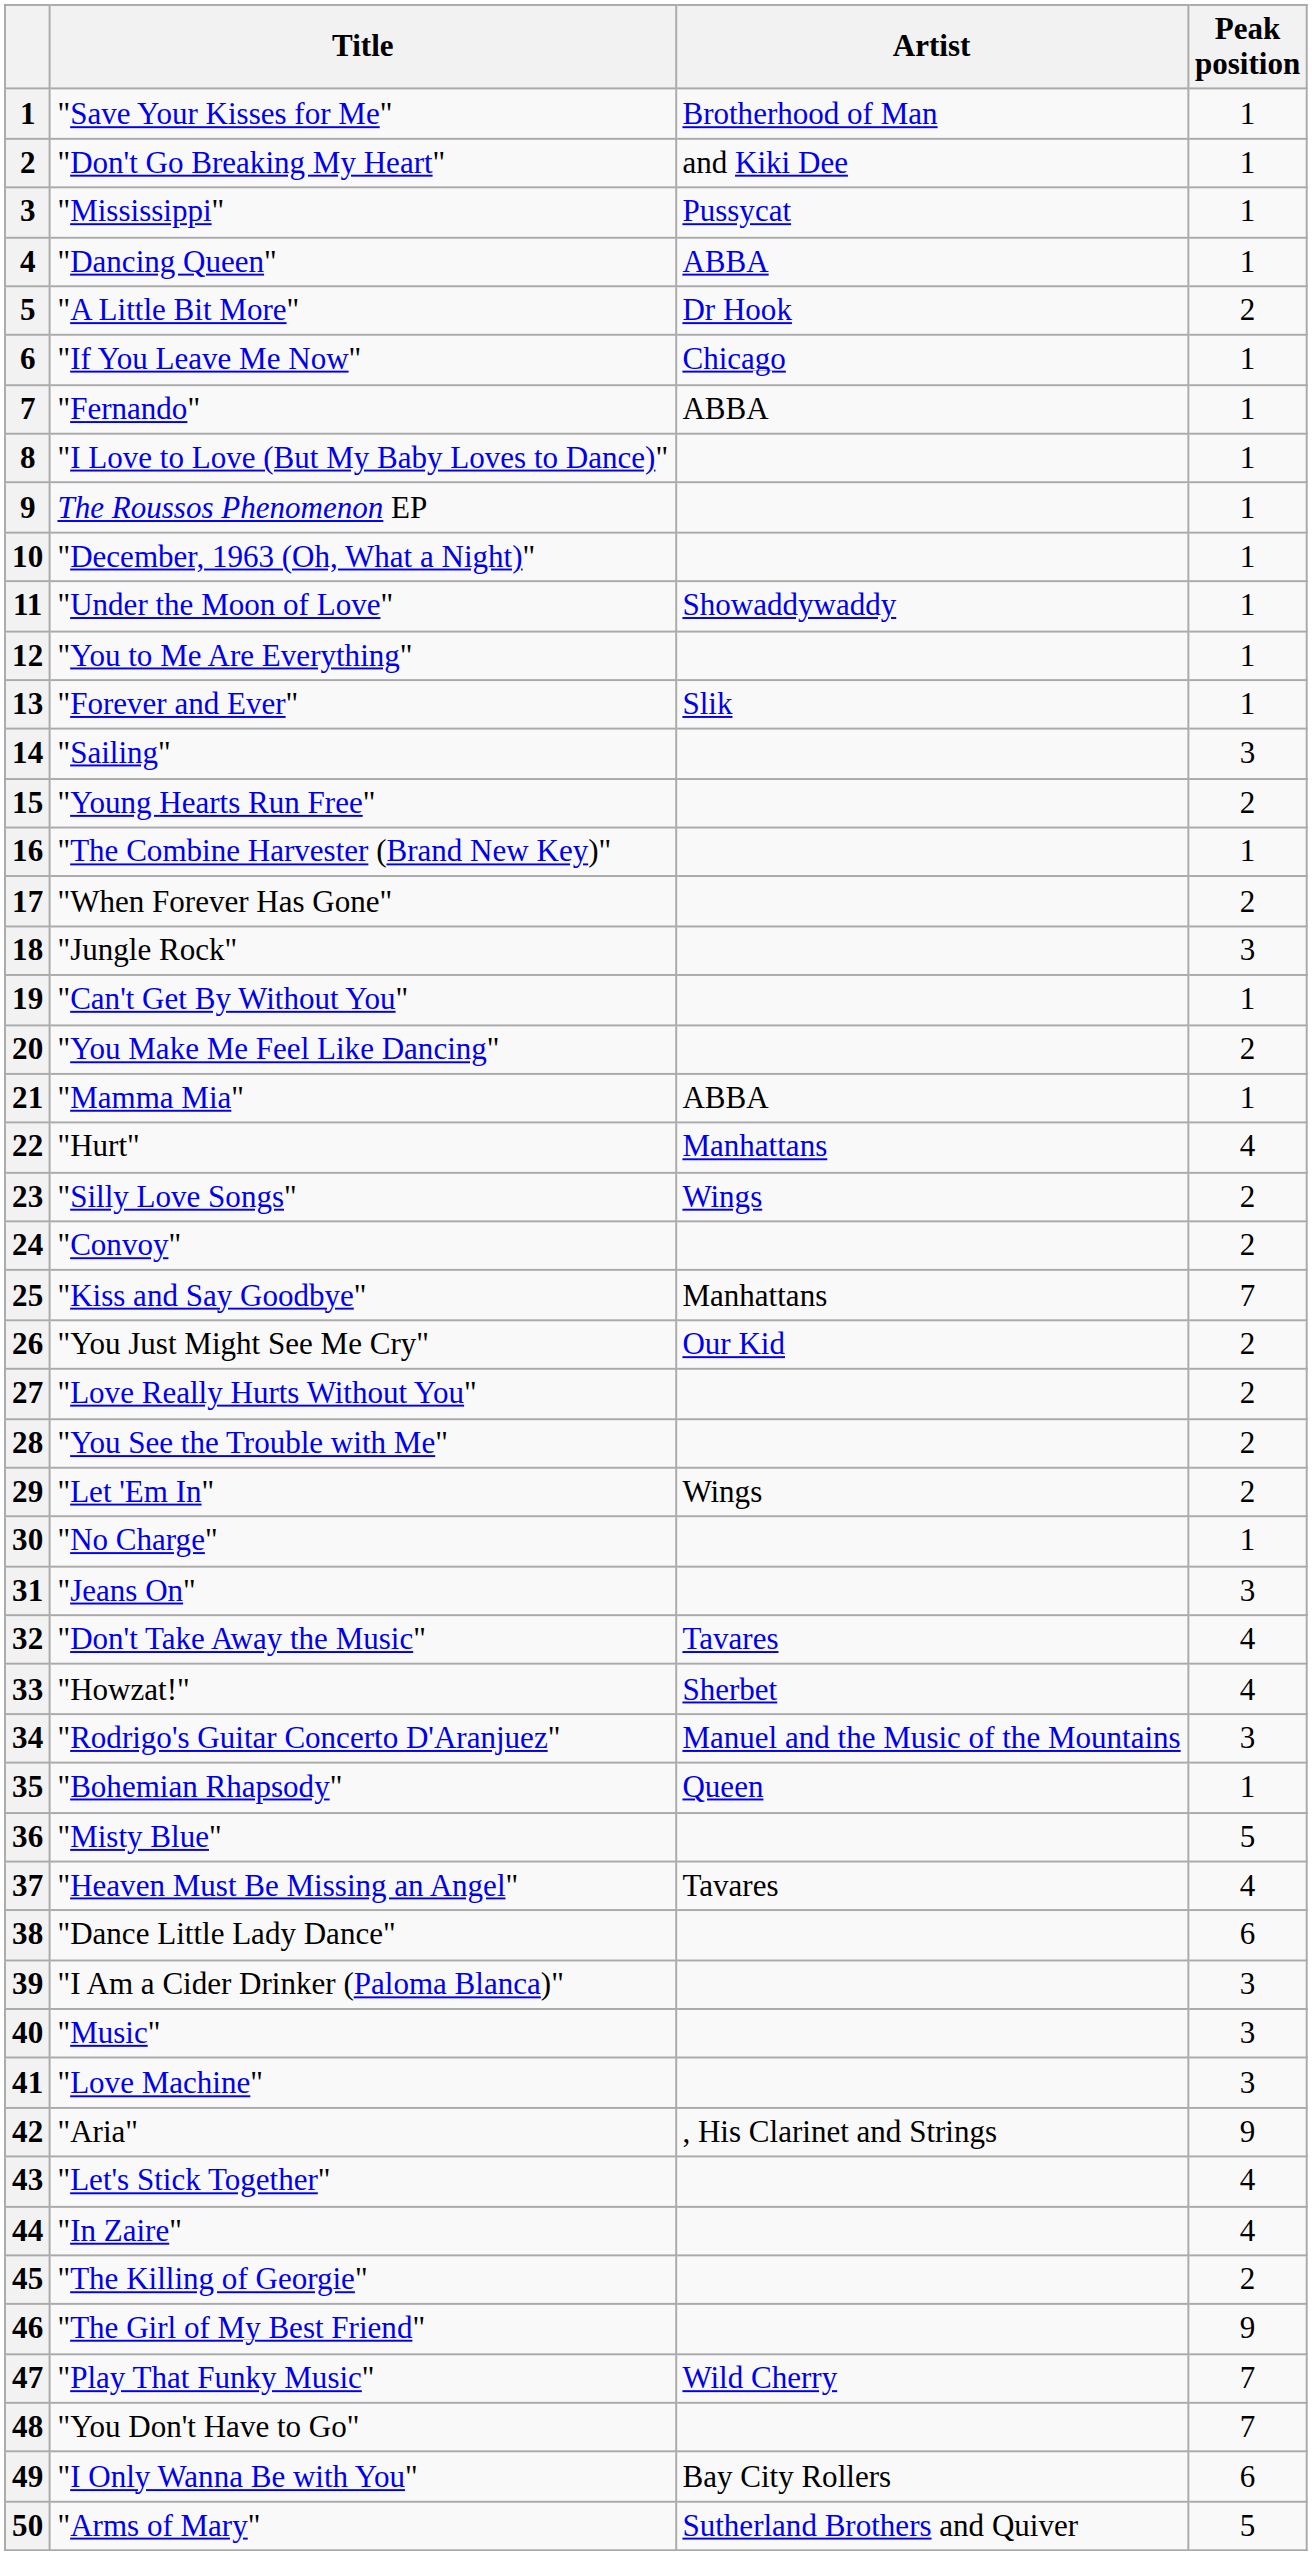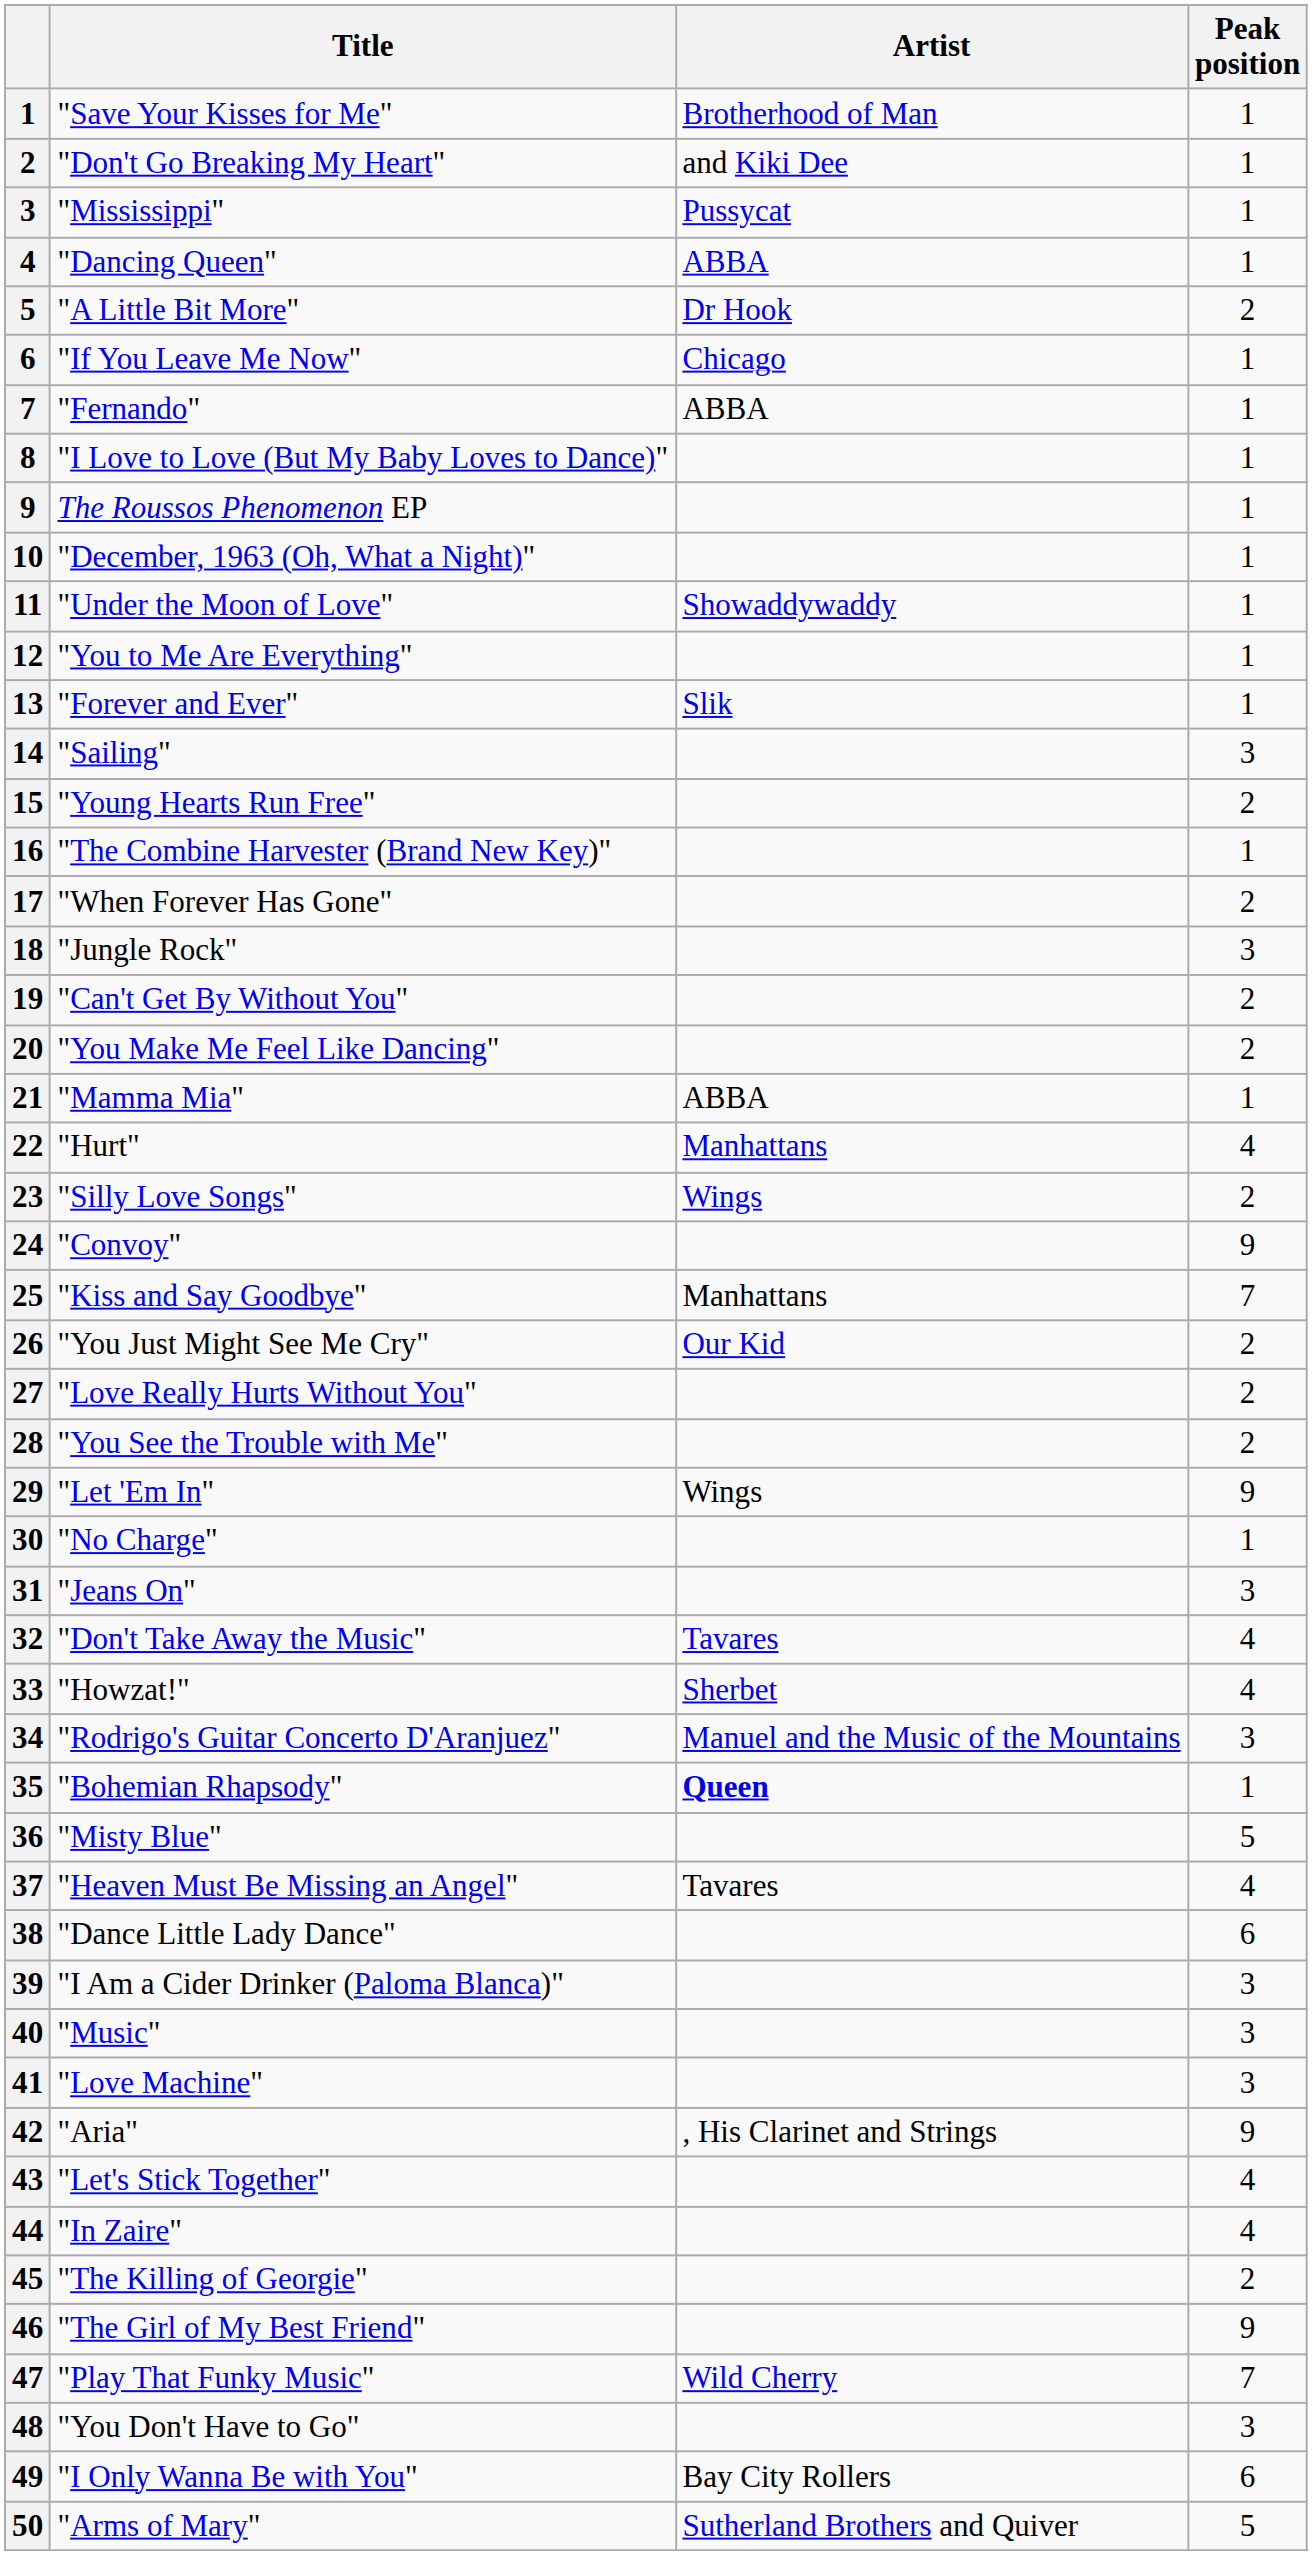(1248, 999) 1 -> (1248, 999) 2
(1248, 1245) 2 -> (1248, 1245) 9
(1248, 1491) 2 -> (1248, 1491) 9
(723, 1786) normal -> (726, 1786) bold
(1248, 2426) 7 -> (1248, 2426) 3
